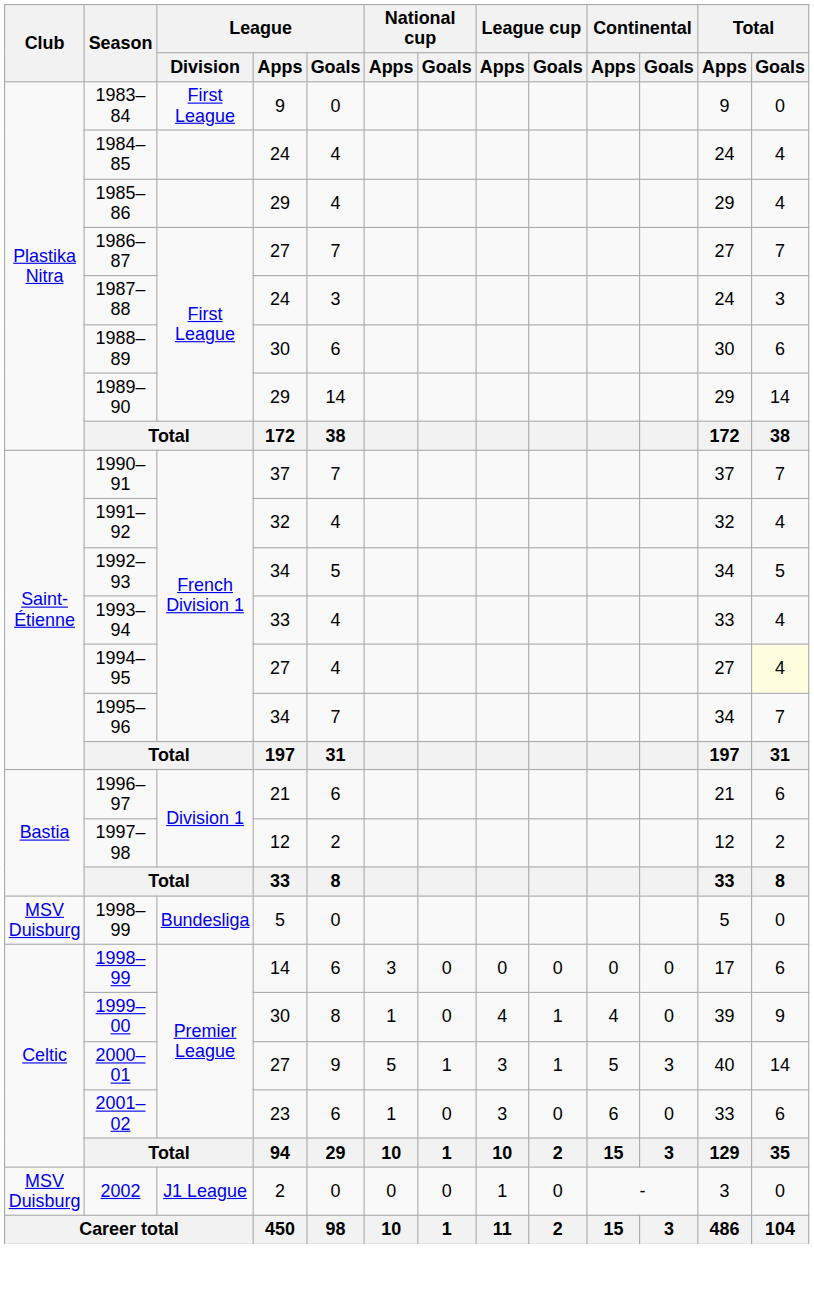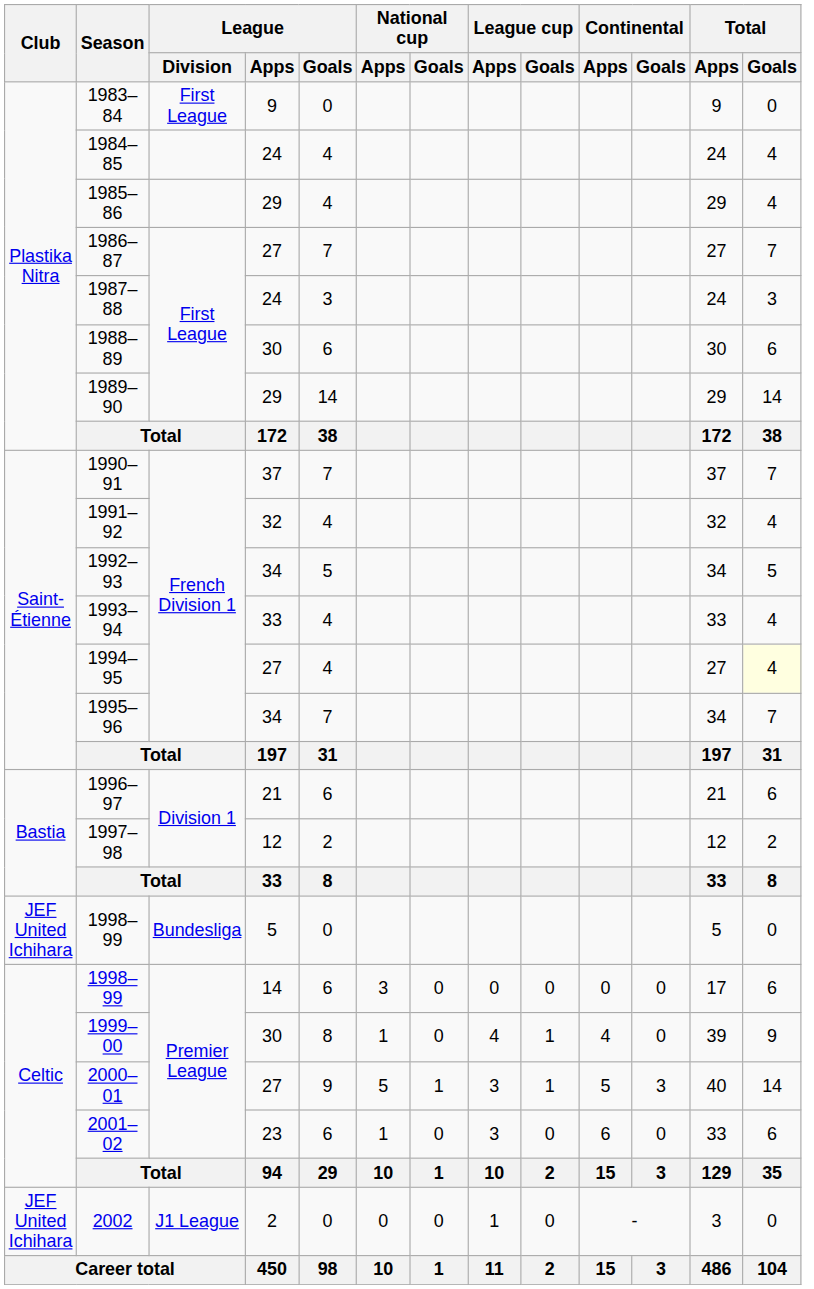(45, 919) MSV Duisburg -> (41, 929) JEF United Ichihara
(45, 1191) MSV Duisburg -> (41, 1221) JEF United Ichihara
